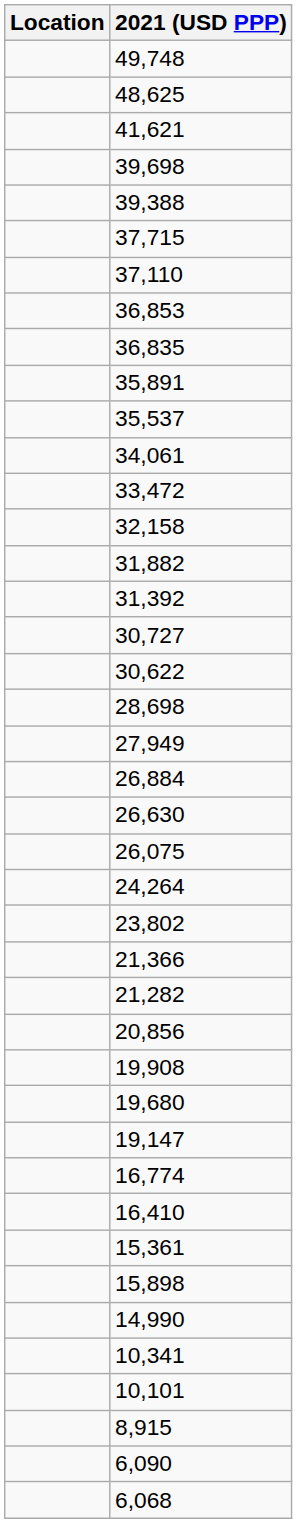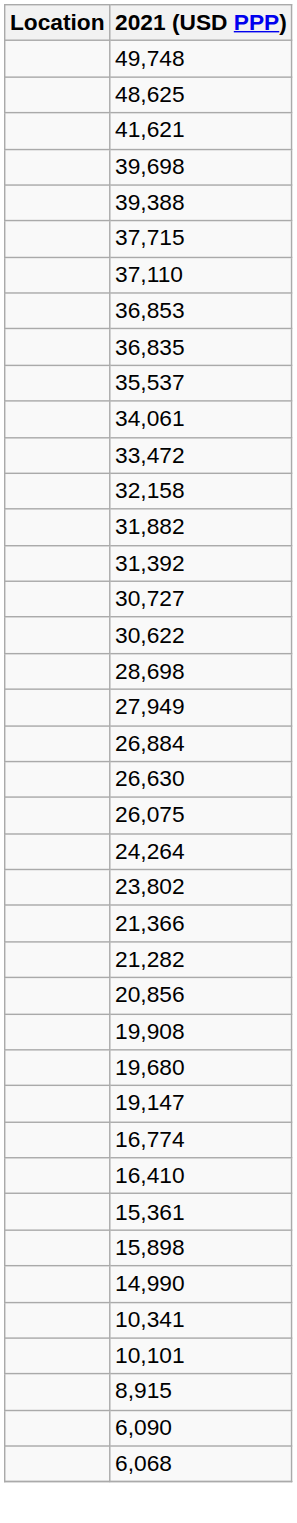- row: (150, 382)
